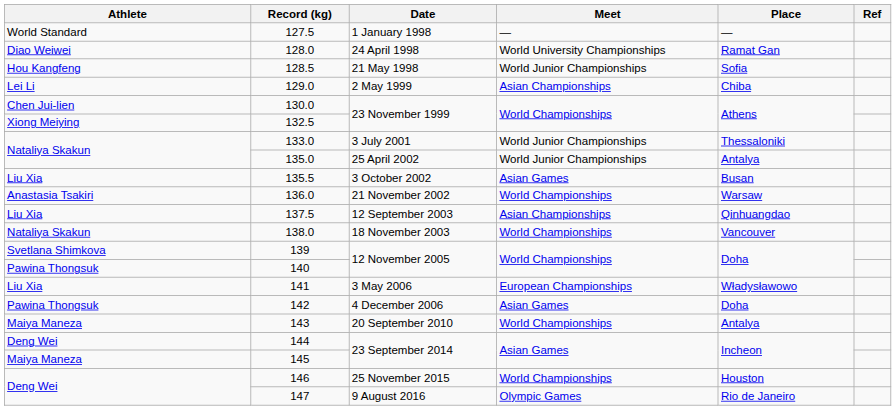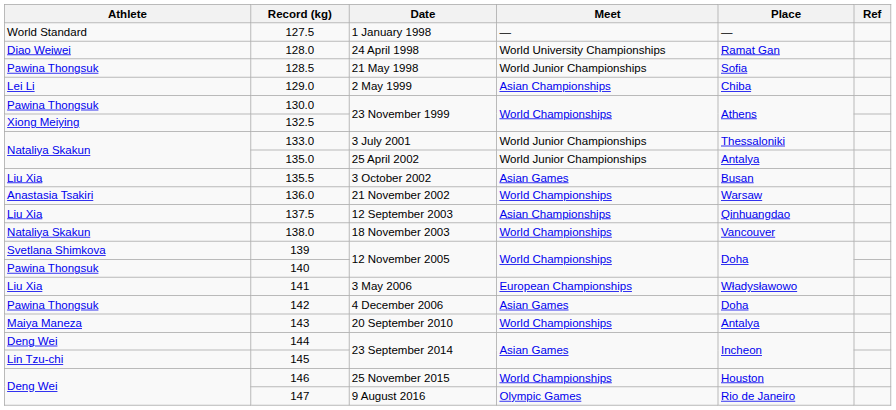(44, 68) Hou Kangfeng -> (53, 68) Pawina Thongsuk
(41, 105) Chen Jui-lien -> (53, 105) Pawina Thongsuk
(45, 360) Maiya Maneza -> (35, 360) Lin Tzu-chi
